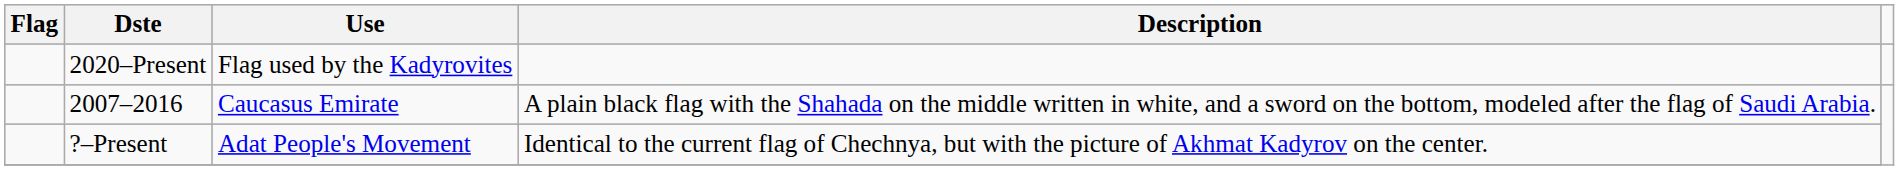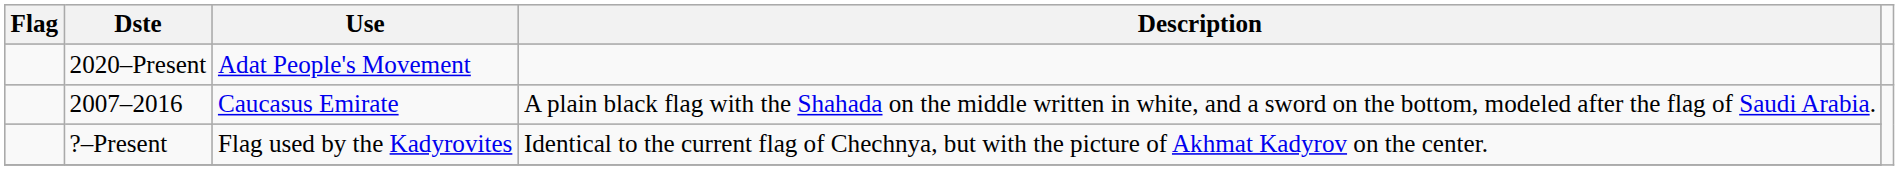(365, 64) Flag used by the Kadyrovites -> (344, 64) Adat People's Movement
(344, 143) Adat People's Movement -> (365, 143) Flag used by the Kadyrovites
